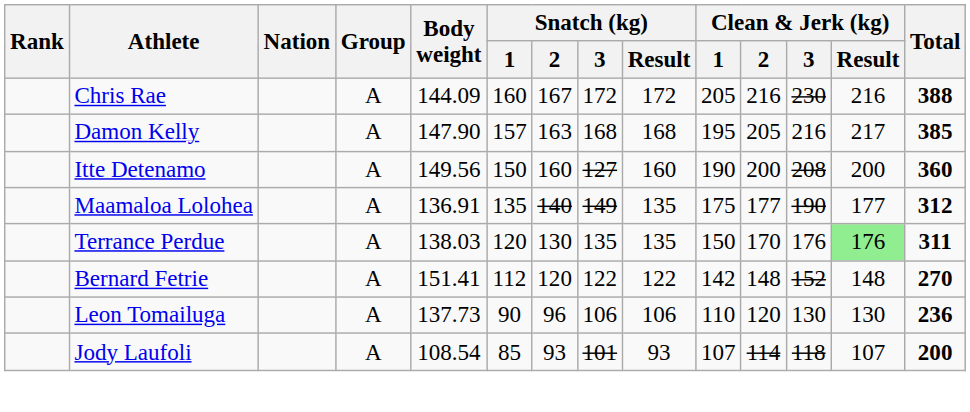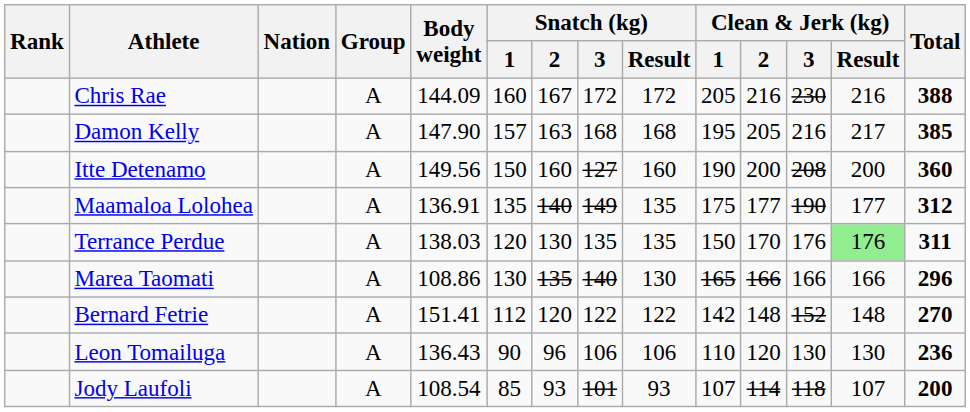+ row: (144, 278)
(449, 315) 137.73 -> (449, 351) 136.43
